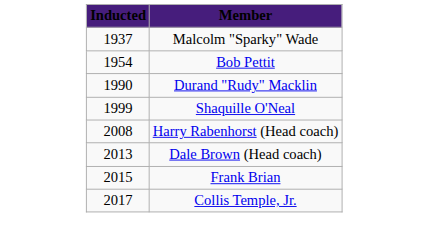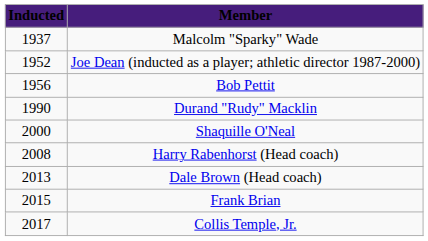+ row: (245, 62)
(118, 62) 1954 -> (36, 85) 1956
(118, 108) 1999 -> (36, 131) 2000
